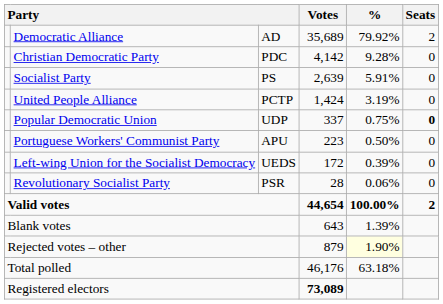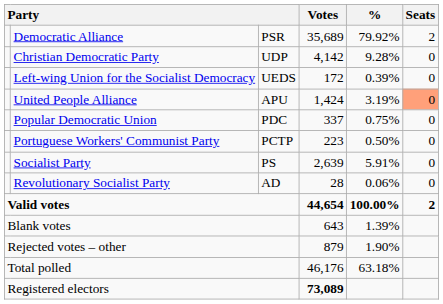(271, 36) AD -> (273, 36) PSR
(274, 57) PDC -> (275, 57) UDP
rows swapped: (52, 78) <-> (134, 162)
(277, 99) PCTP -> (275, 99) APU
(432, 99) no background -> (432, 99) lightsalmon background
(275, 120) UDP -> (274, 120) PDC
(432, 120) bold -> (432, 120) normal
(275, 141) APU -> (277, 141) PCTP
(273, 183) PSR -> (271, 183) AD
(382, 246) lightyellow background -> (382, 246) no background
